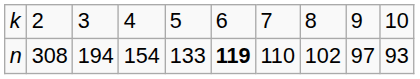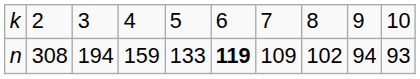(142, 55) 154 -> (142, 55) 159
(278, 55) 110 -> (278, 55) 109
(363, 55) 97 -> (364, 55) 94
